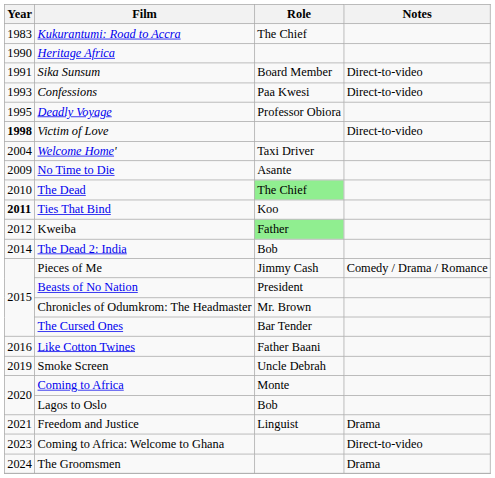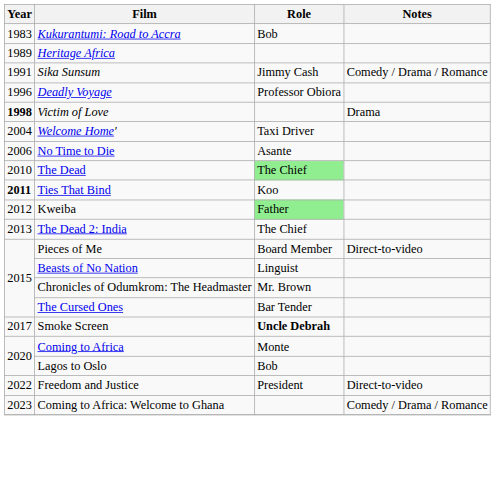(282, 33) The Chief -> (267, 33) Bob
(20, 53) 1990 -> (20, 53) 1989
(295, 72) Board Member -> (288, 72) Jimmy Cash
(385, 72) Direct-to-video -> (417, 72) Comedy / Drama / Romance
- row: (67, 92)
(20, 111) 1995 -> (20, 92) 1996
(385, 131) Direct-to-video -> (363, 111) Drama
(20, 170) 2009 -> (20, 151) 2006
(20, 248) 2014 -> (20, 229) 2013
(267, 248) Bob -> (282, 229) The Chief
(288, 268) Jimmy Cash -> (295, 248) Board Member
(417, 268) Comedy / Drama / Romance -> (385, 248) Direct-to-video
(280, 287) President -> (278, 268) Linguist
- row: (86, 346)
(20, 365) 2019 -> (20, 326) 2017
(292, 365) normal -> (294, 326) bold
(20, 424) 2021 -> (20, 385) 2022
(278, 424) Linguist -> (280, 385) President
(363, 424) Drama -> (385, 385) Direct-to-video
(385, 444) Direct-to-video -> (417, 405) Comedy / Drama / Romance
- row: (79, 463)
